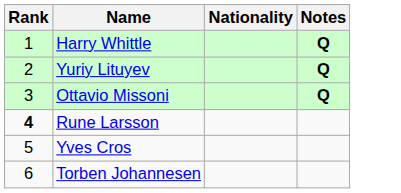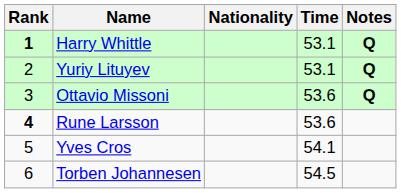+ column: (320, 17)
(28, 43) normal -> (28, 43) bold
